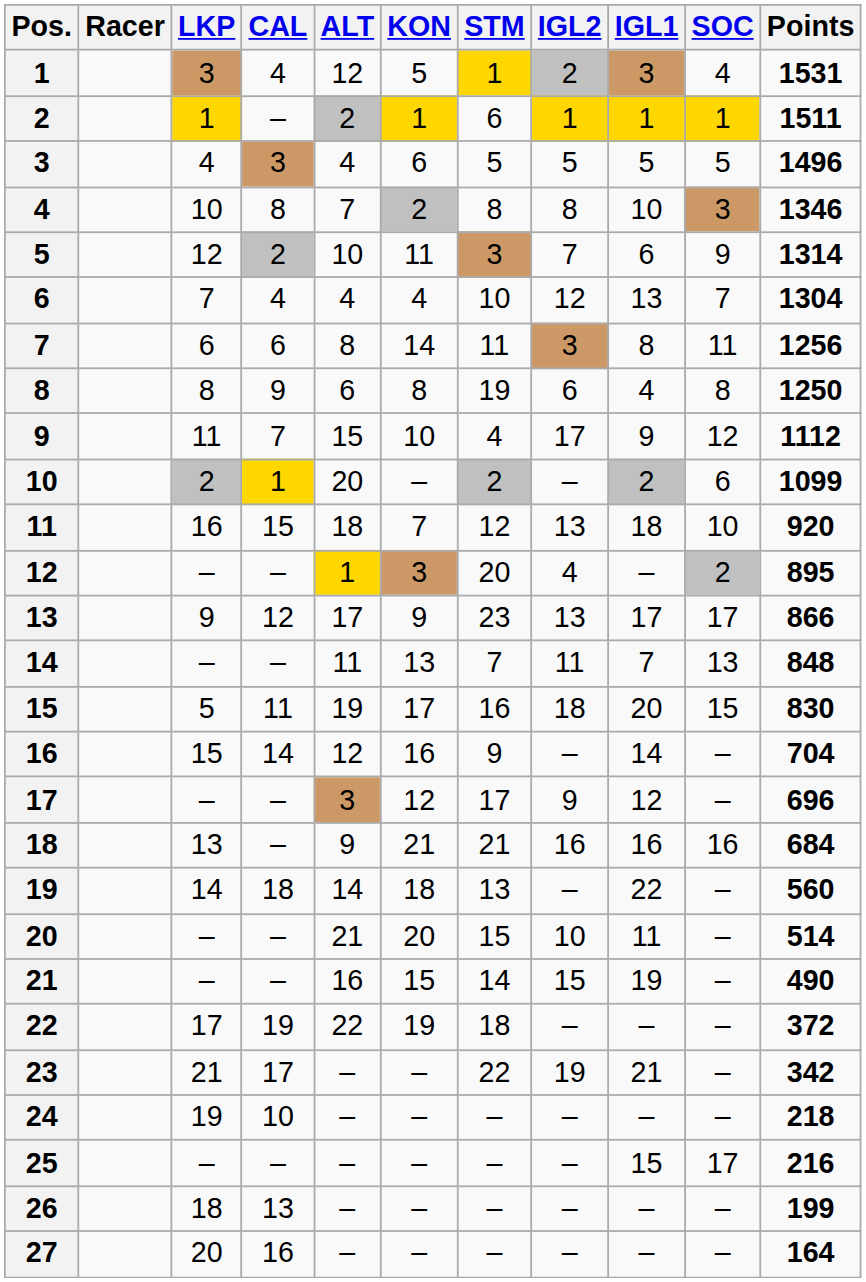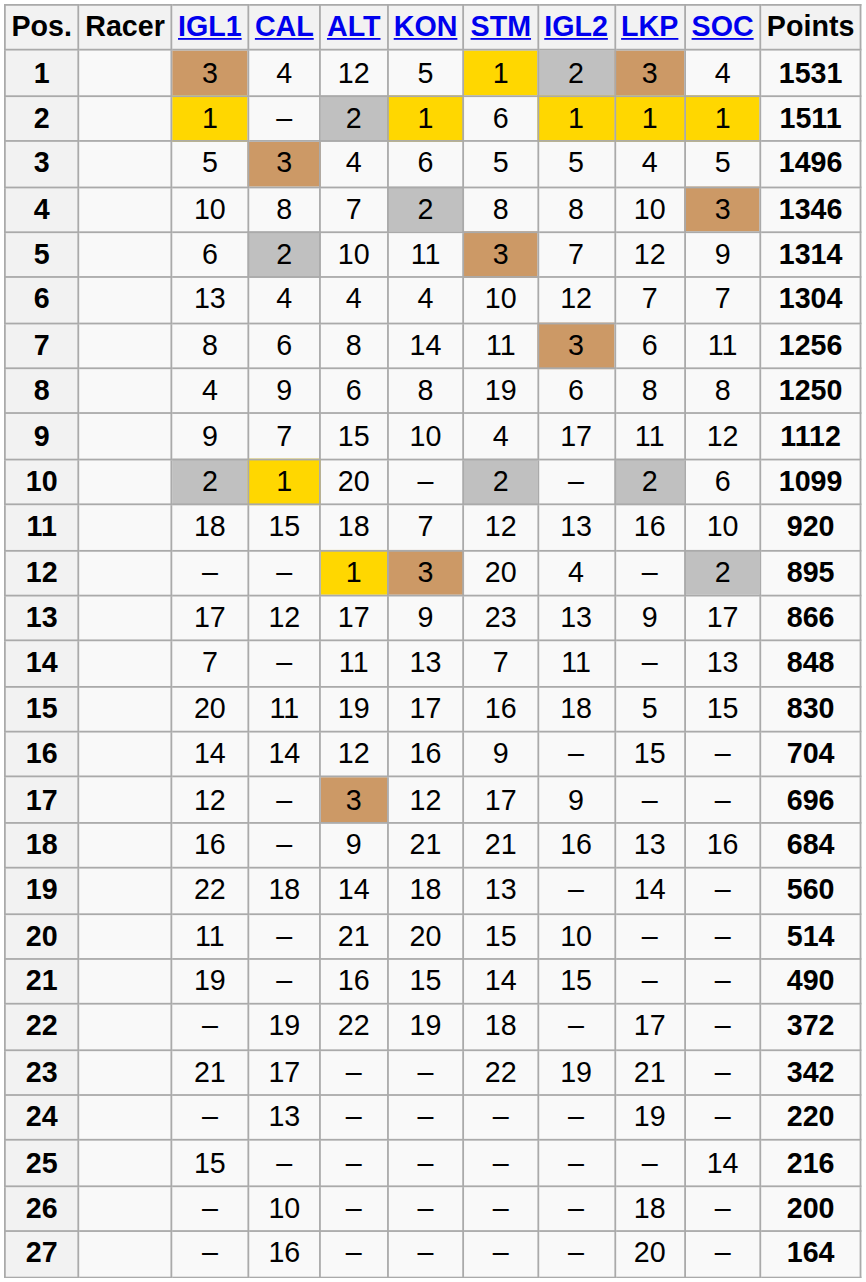columns swapped: (207, 27) <-> (647, 27)
(278, 1117) 10 -> (284, 1117) 13
(811, 1117) 218 -> (811, 1117) 220
(723, 1162) 17 -> (723, 1162) 14
(278, 1208) 13 -> (284, 1208) 10
(811, 1208) 199 -> (811, 1208) 200
